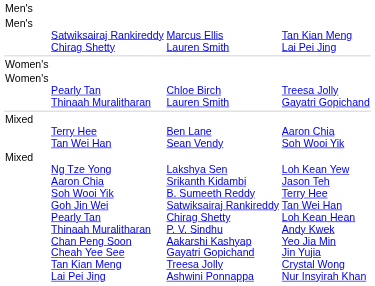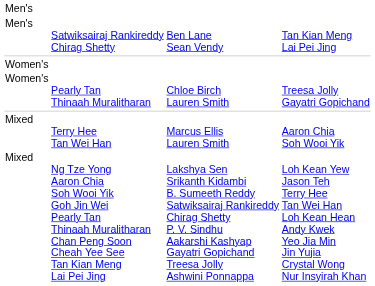(198, 41) Marcus Ellis Lauren Smith -> (195, 41) Ben Lane Sean Vendy
(195, 137) Ben Lane Sean Vendy -> (198, 137) Marcus Ellis Lauren Smith
